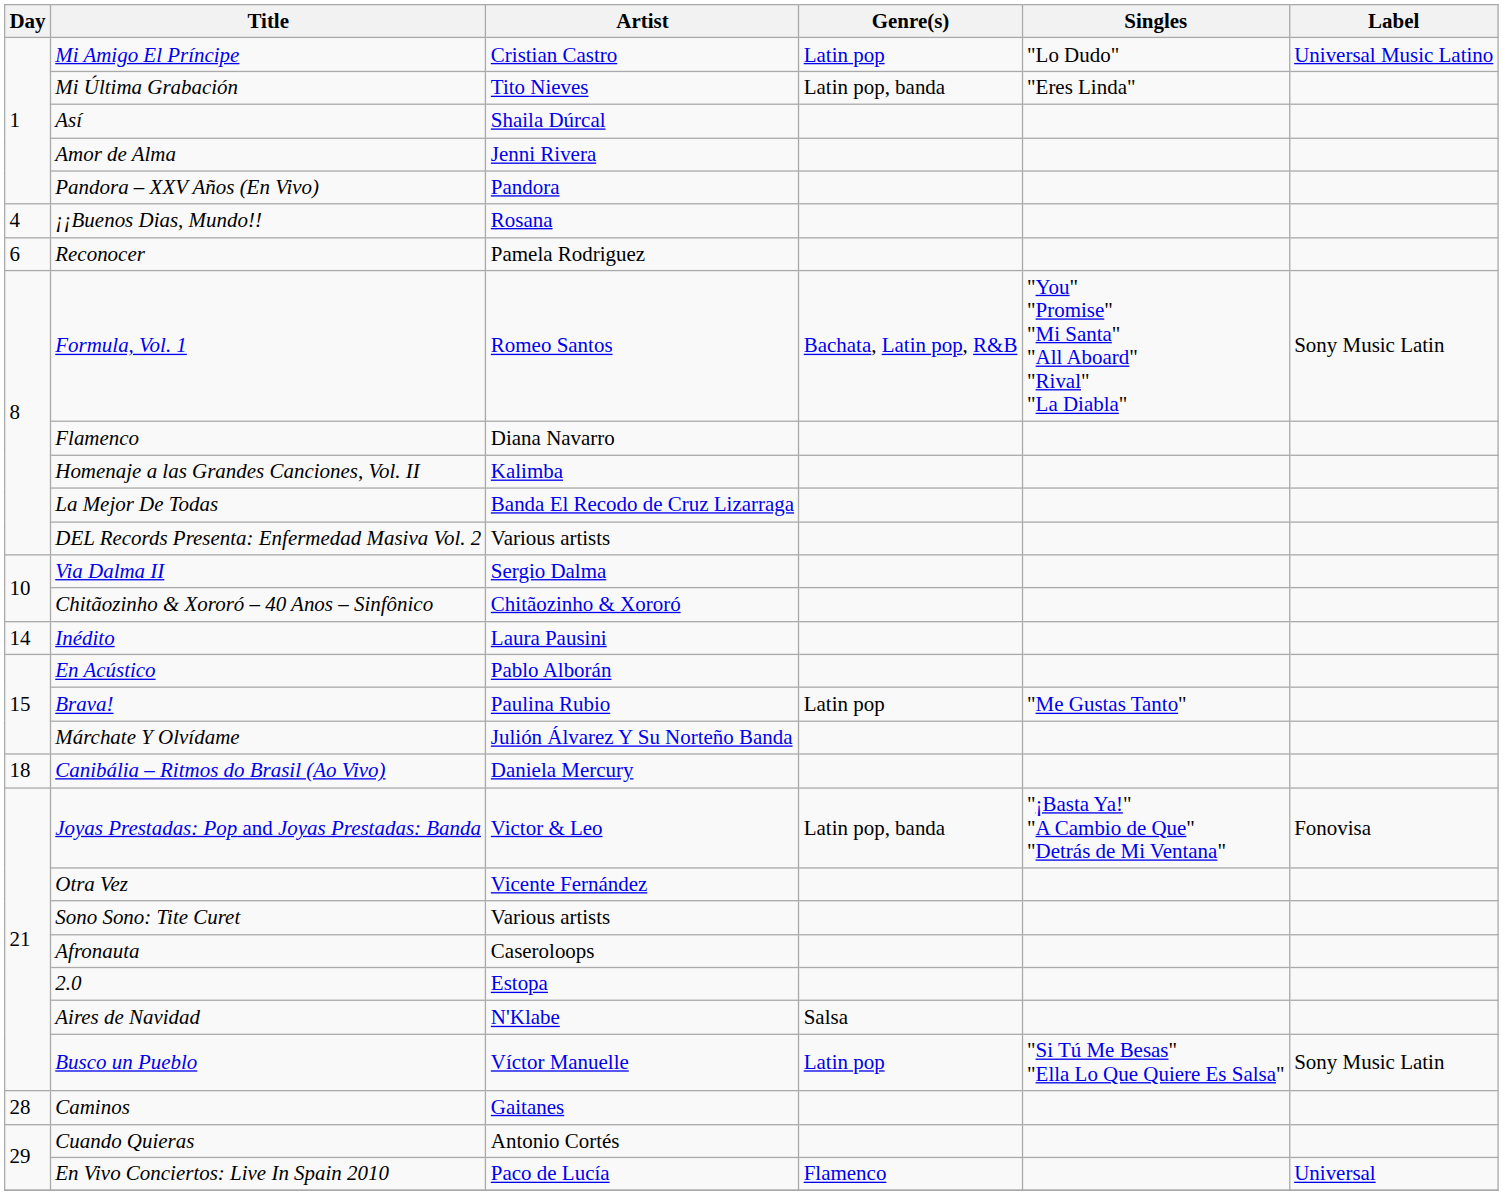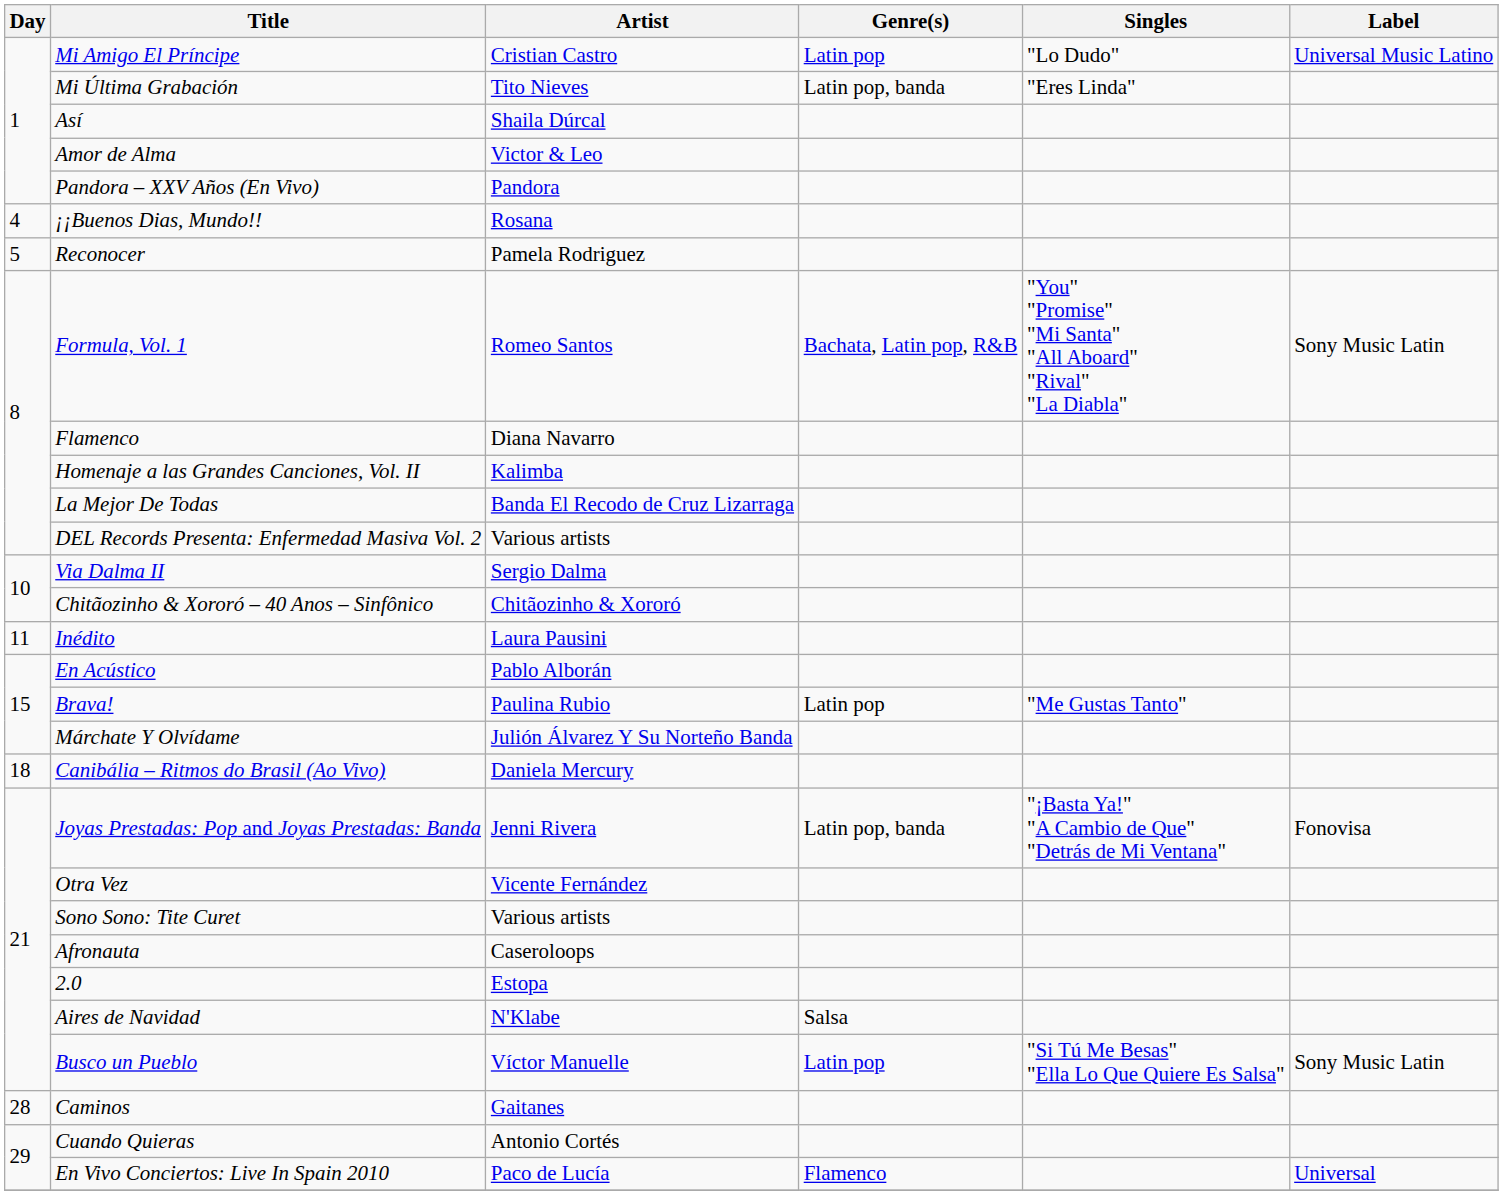(544, 154) Jenni Rivera -> (547, 154) Victor & Leo
(15, 253) 6 -> (15, 253) 5
(20, 637) 14 -> (20, 637) 11
(547, 827) Victor & Leo -> (544, 827) Jenni Rivera
